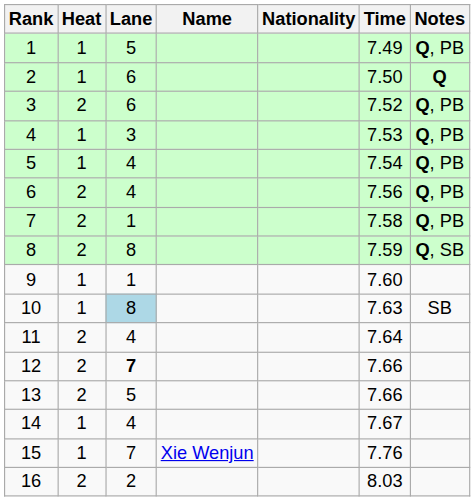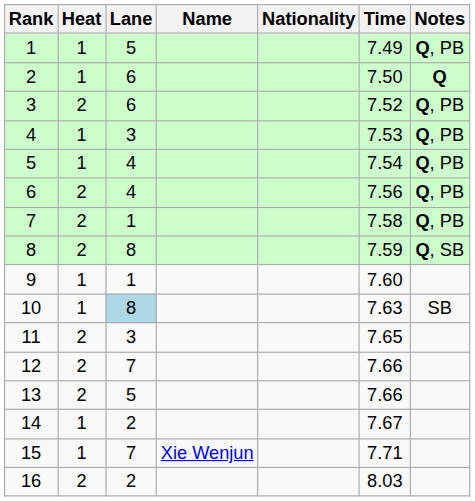(131, 337) 4 -> (131, 337) 3
(385, 337) 7.64 -> (385, 337) 7.65
(131, 366) bold -> (131, 366) normal
(131, 423) 4 -> (131, 423) 2
(385, 452) 7.76 -> (385, 452) 7.71
